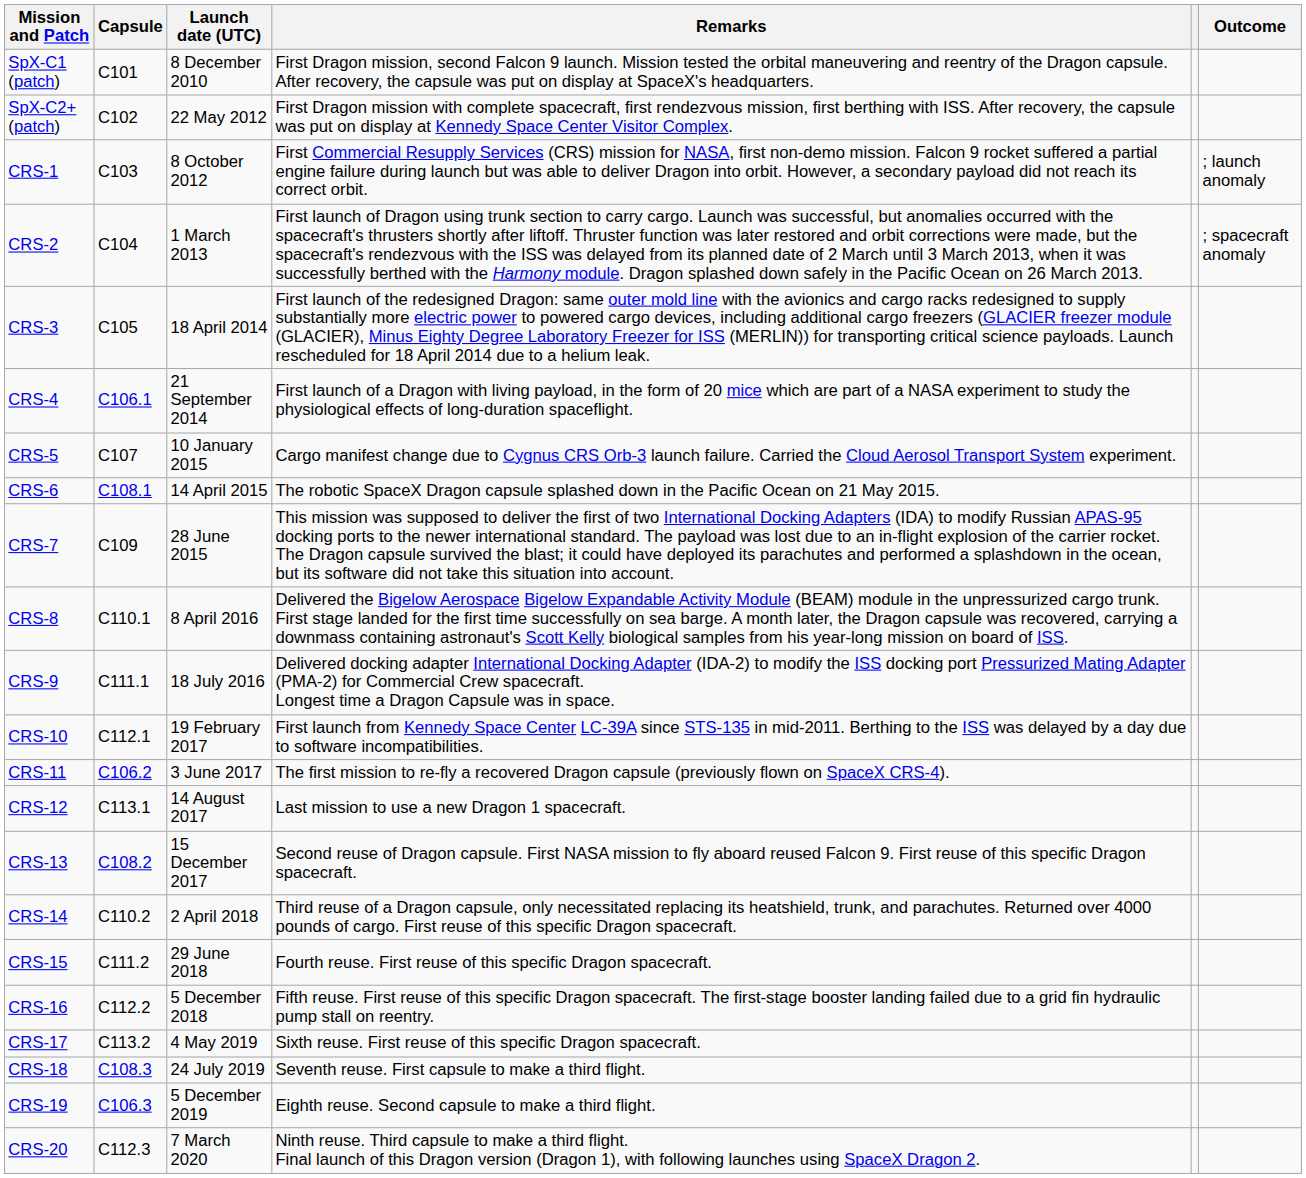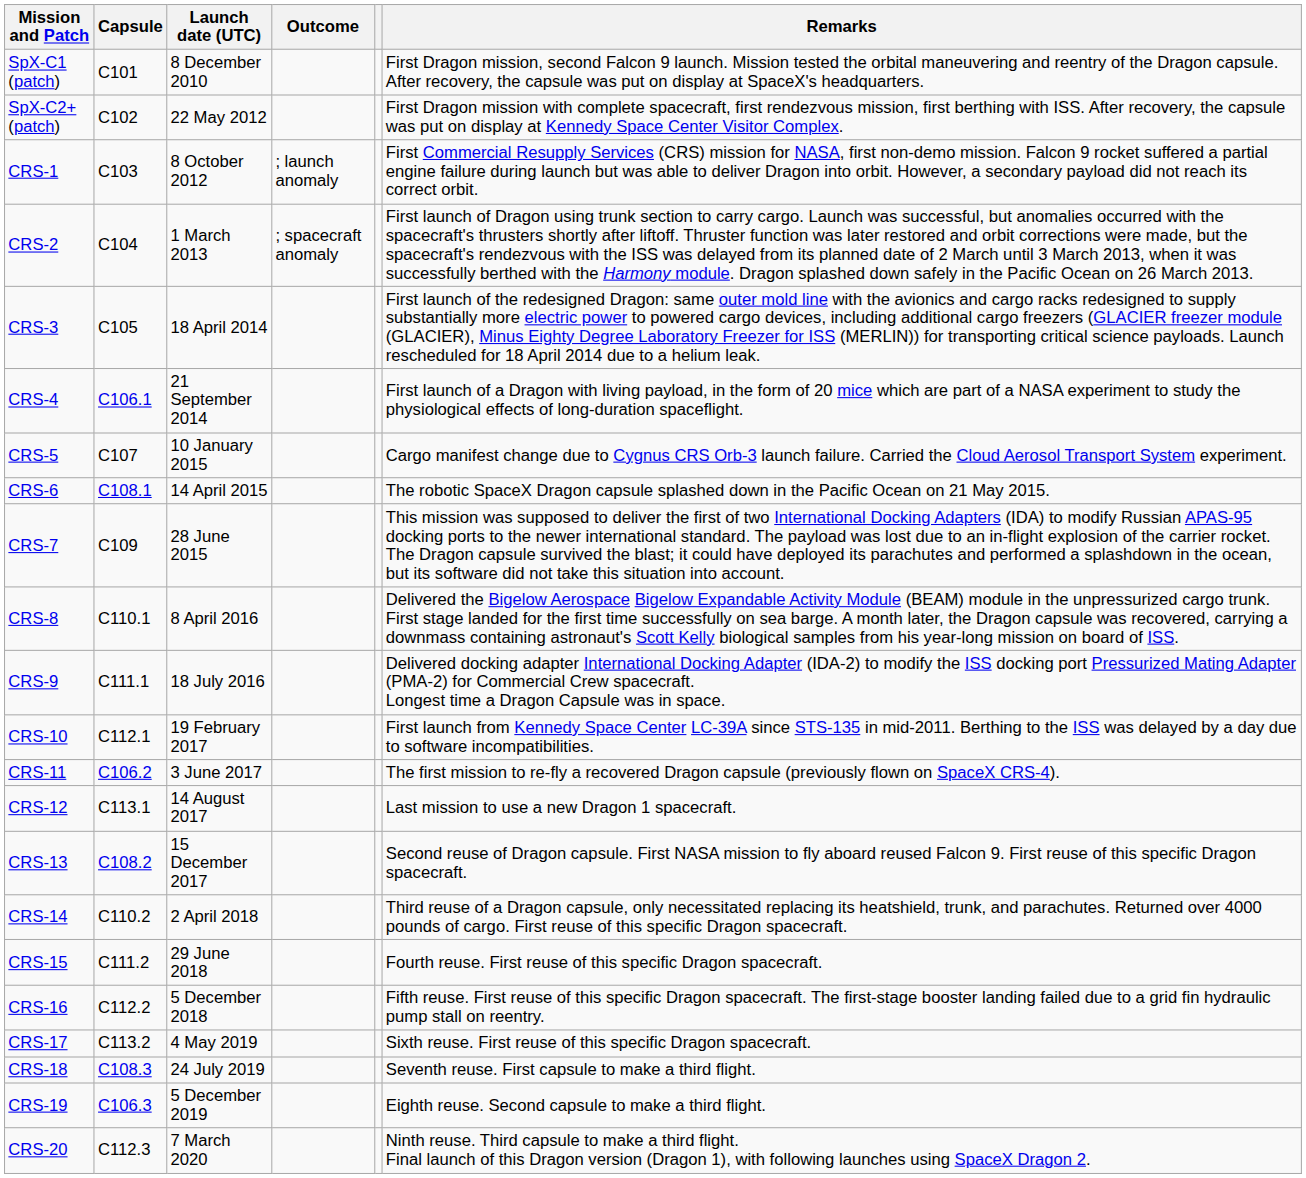columns swapped: (731, 27) <-> (1250, 27)
